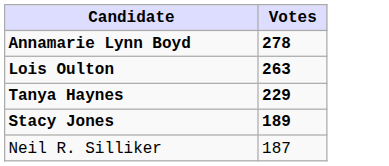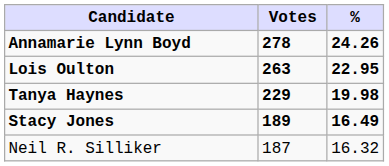+ column: (355, 18)
